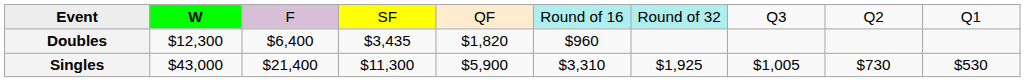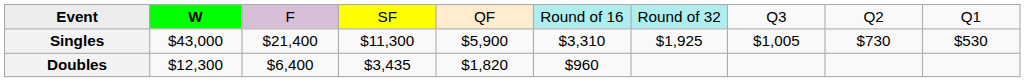rows swapped: (77, 65) <-> (77, 41)
